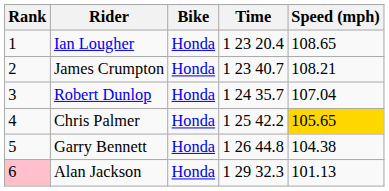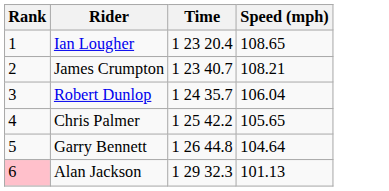- column: (193, 17)
(314, 95) 107.04 -> (263, 95) 106.04
(314, 120) gold background -> (263, 120) no background
(314, 146) 104.38 -> (263, 146) 104.64
